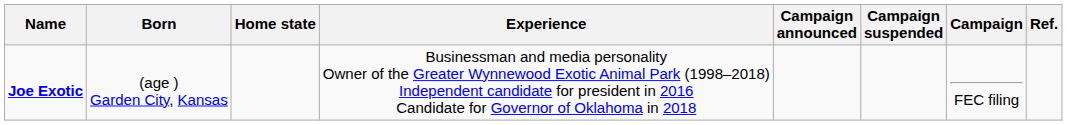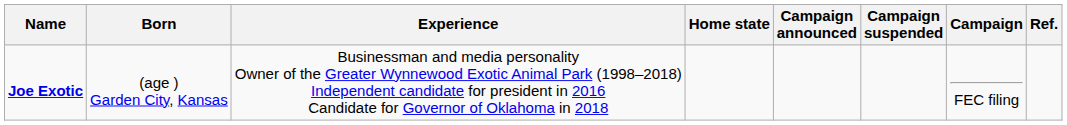columns swapped: (546, 24) <-> (275, 24)
